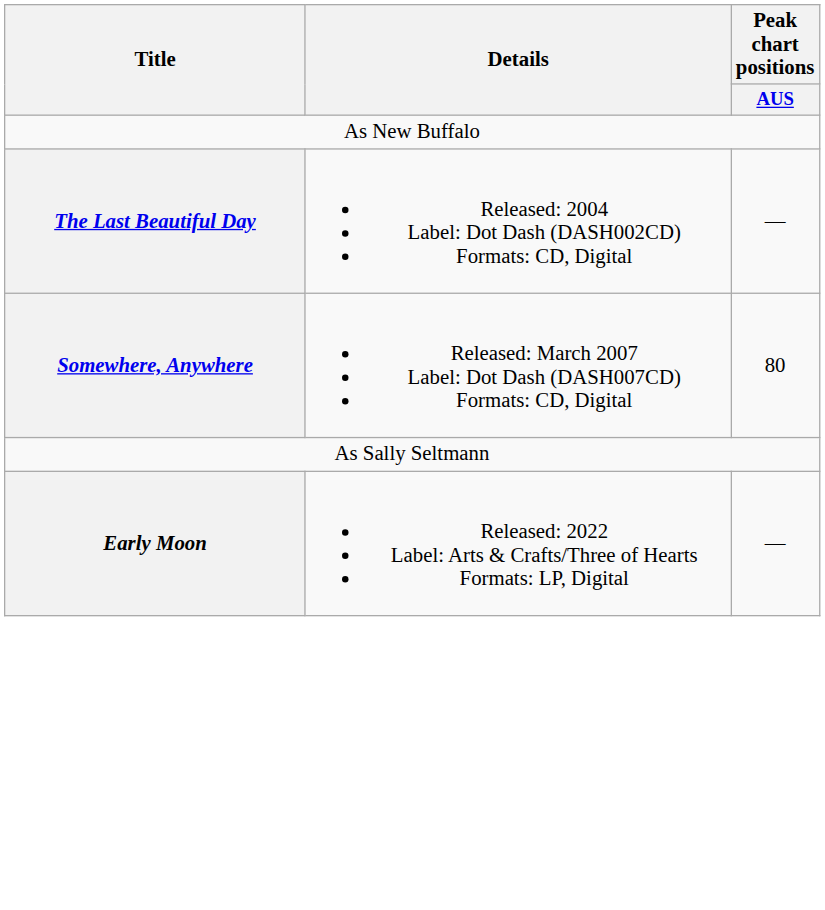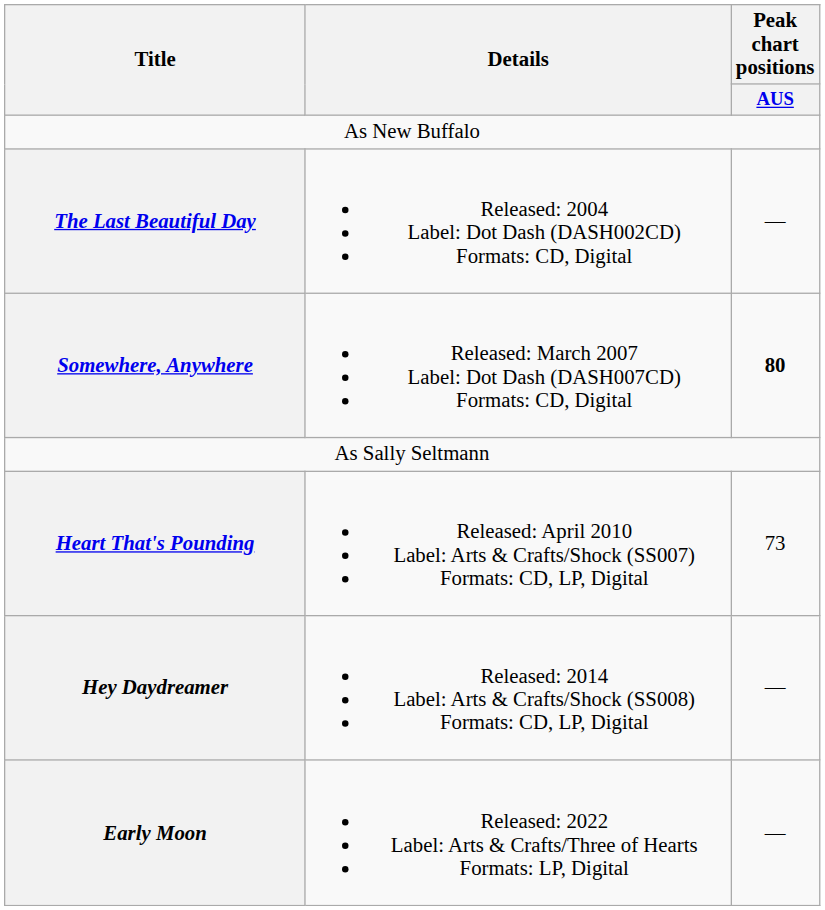(775, 365) normal -> (775, 365) bold
+ row: (155, 543)
+ row: (155, 687)
